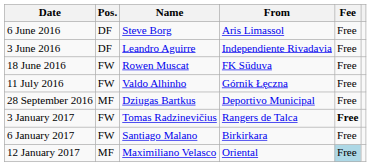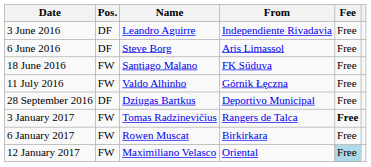rows swapped: (34, 48) <-> (34, 30)
(156, 65) Rowen Muscat -> (160, 65) Santiago Malano
(106, 100) MF -> (105, 100) DF
(160, 135) Santiago Malano -> (156, 135) Rowen Muscat
(106, 153) MF -> (106, 153) FW
